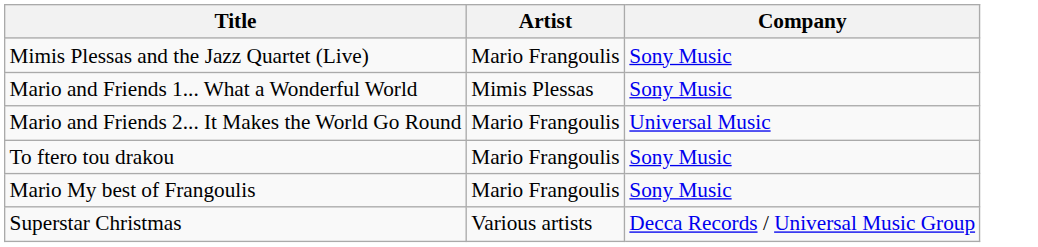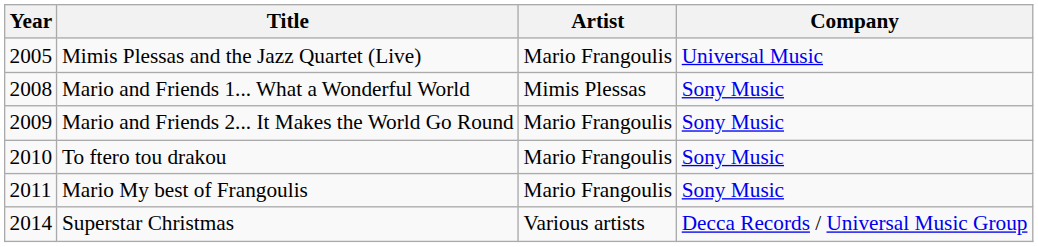+ column: (31, 21)
(681, 55) Sony Music -> (752, 55) Universal Music
(700, 122) Universal Music -> (733, 122) Sony Music
